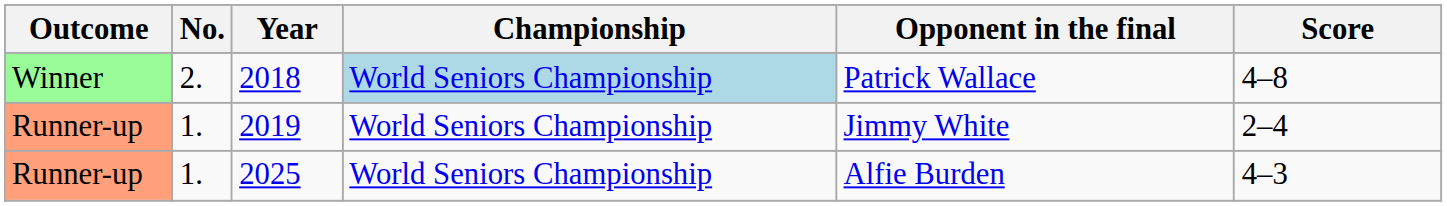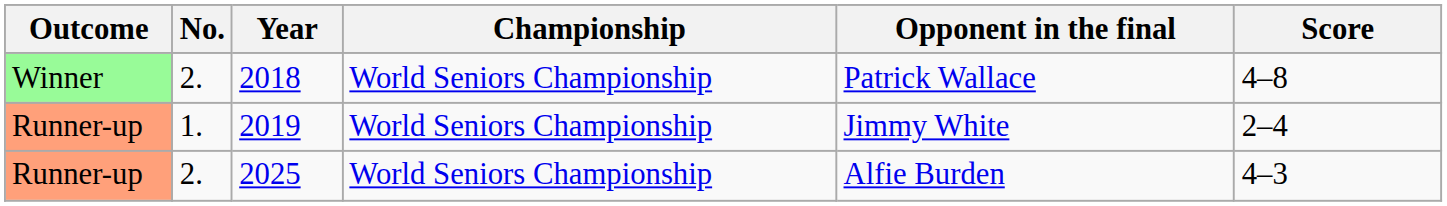(531, 77) lightblue background -> (531, 77) no background
(191, 175) 1. -> (191, 175) 2.
